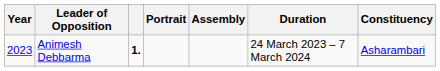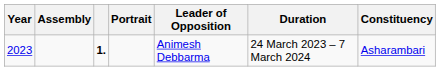columns swapped: (218, 19) <-> (82, 19)
